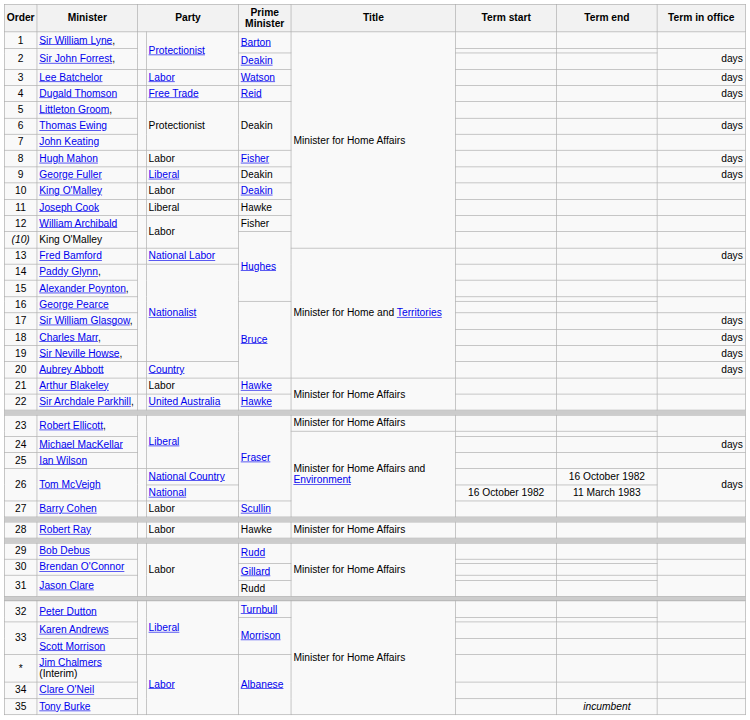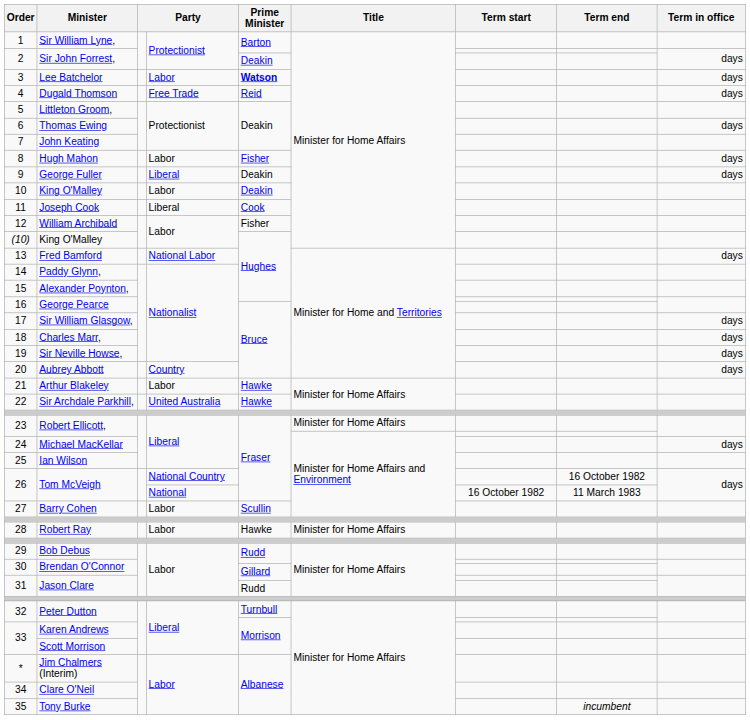(258, 77) normal -> (259, 77) bold
(256, 207) Hawke -> (253, 207) Cook
